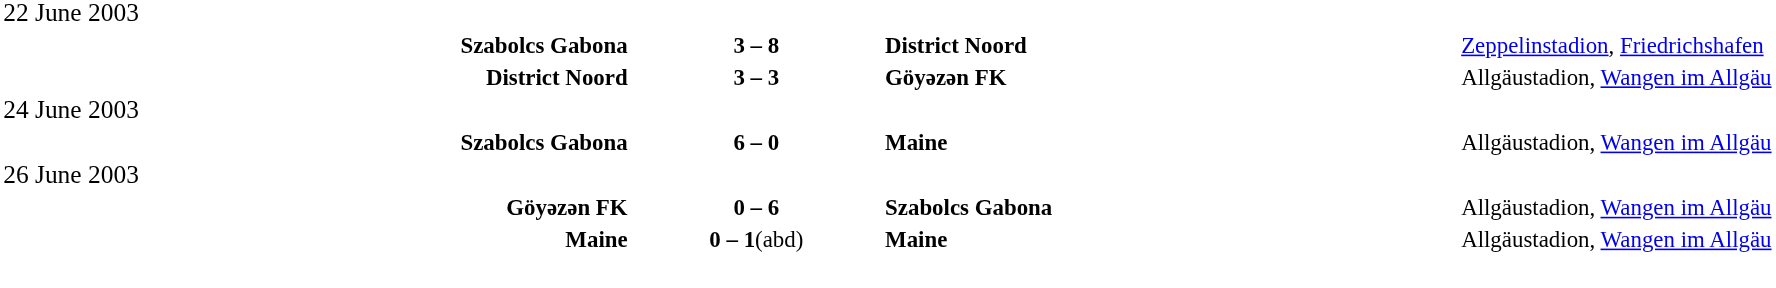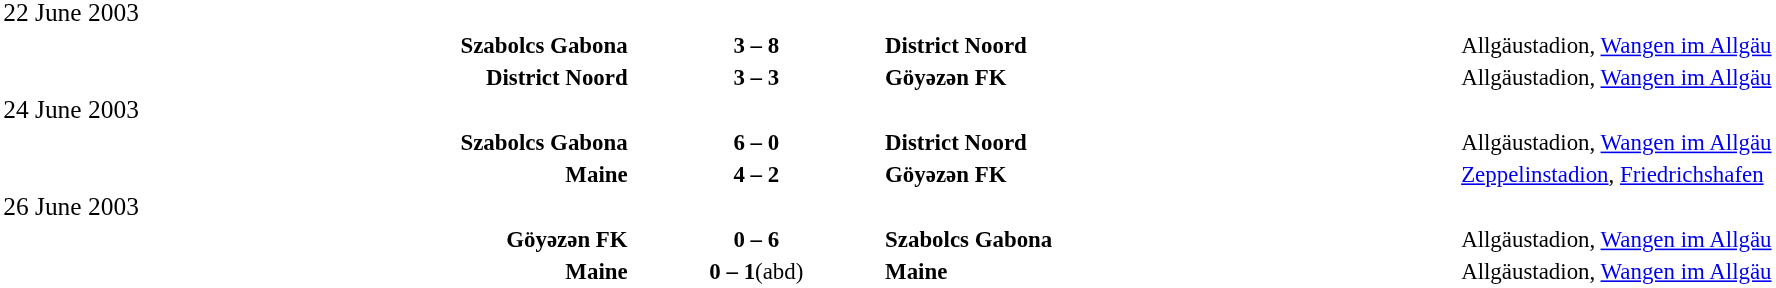(1612, 45) Zeppelinstadion, Friedrichshafen -> (1616, 45) Allgäustadion, Wangen im Allgäu
(916, 142) Maine -> (956, 142) District Noord
+ row: (597, 174)
